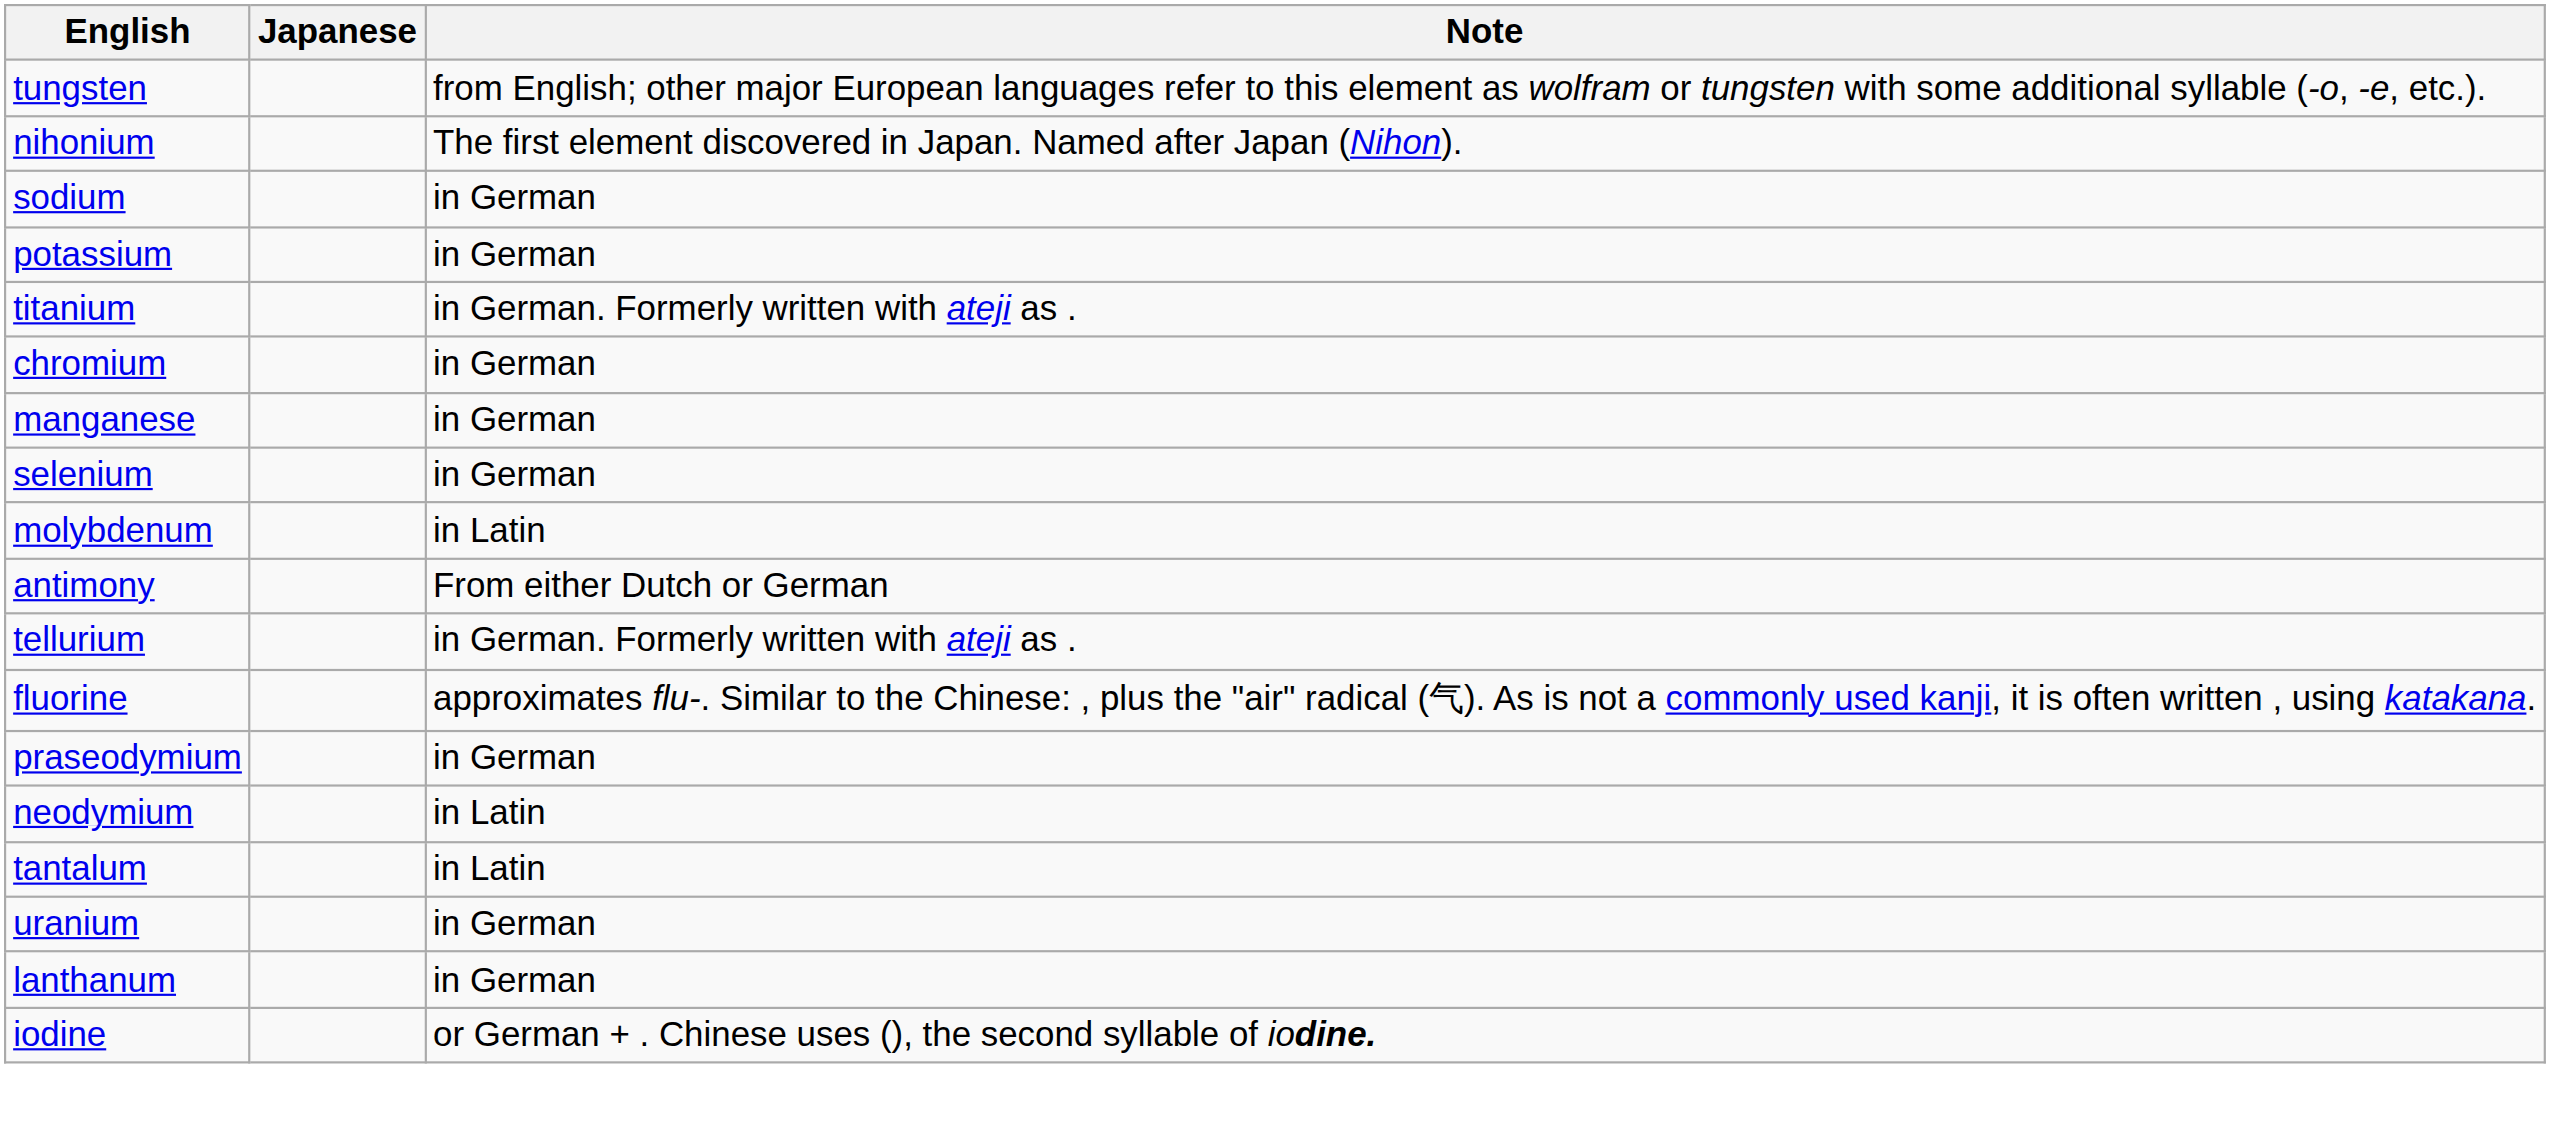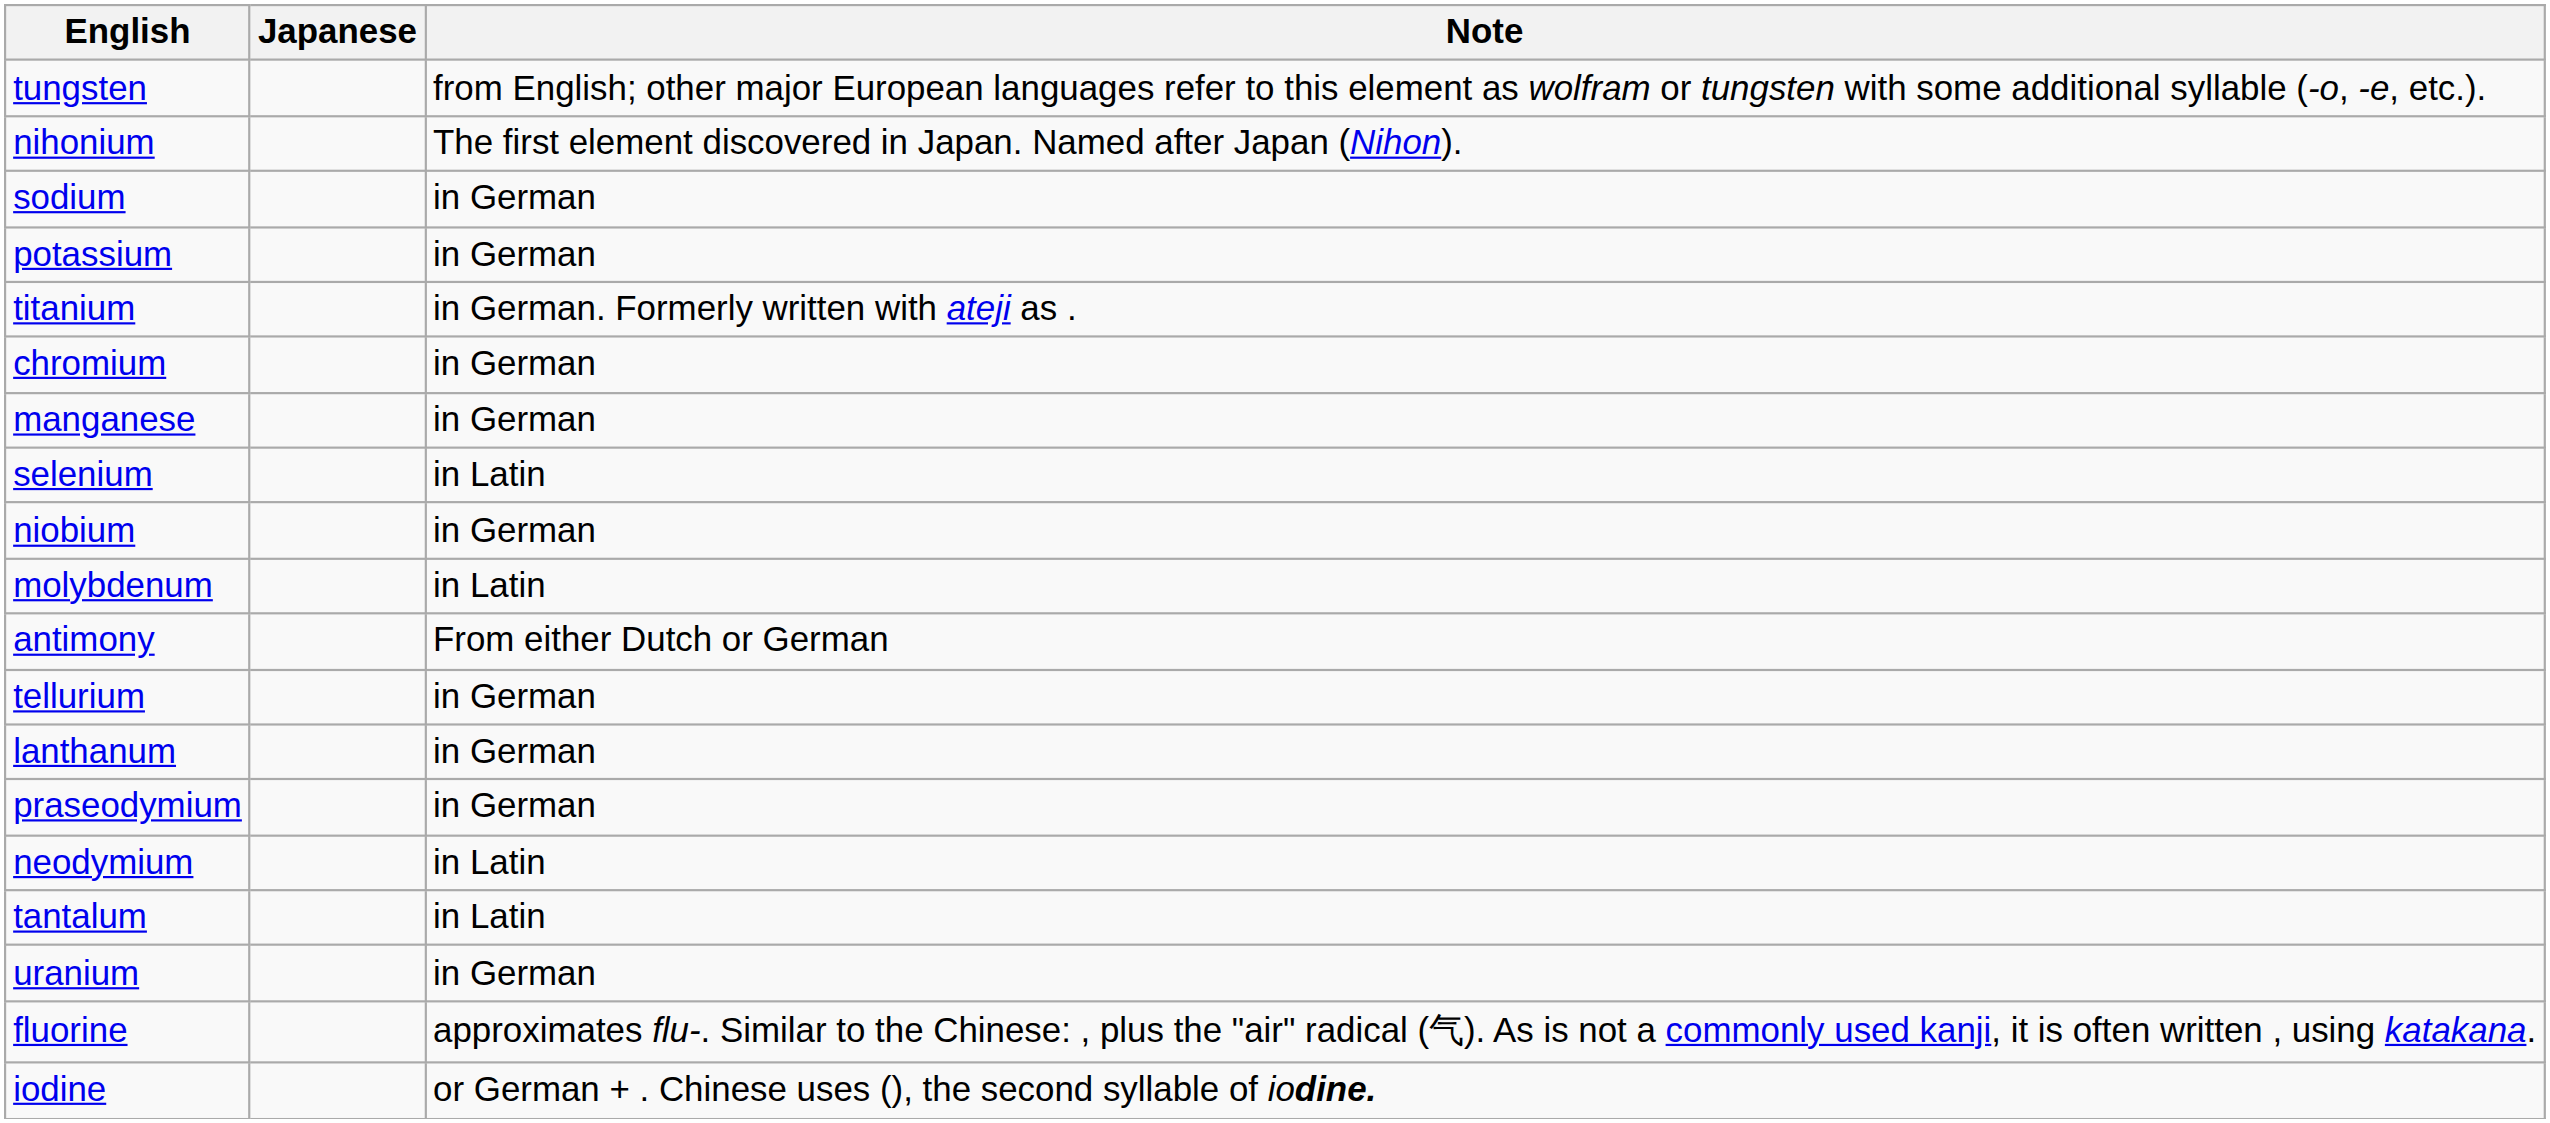(514, 474) in German -> (489, 474) in Latin
+ row: (74, 530)
(755, 640) in German. Formerly written with ateji as . -> (514, 695) in German
rows swapped: (95, 979) <-> (70, 699)
